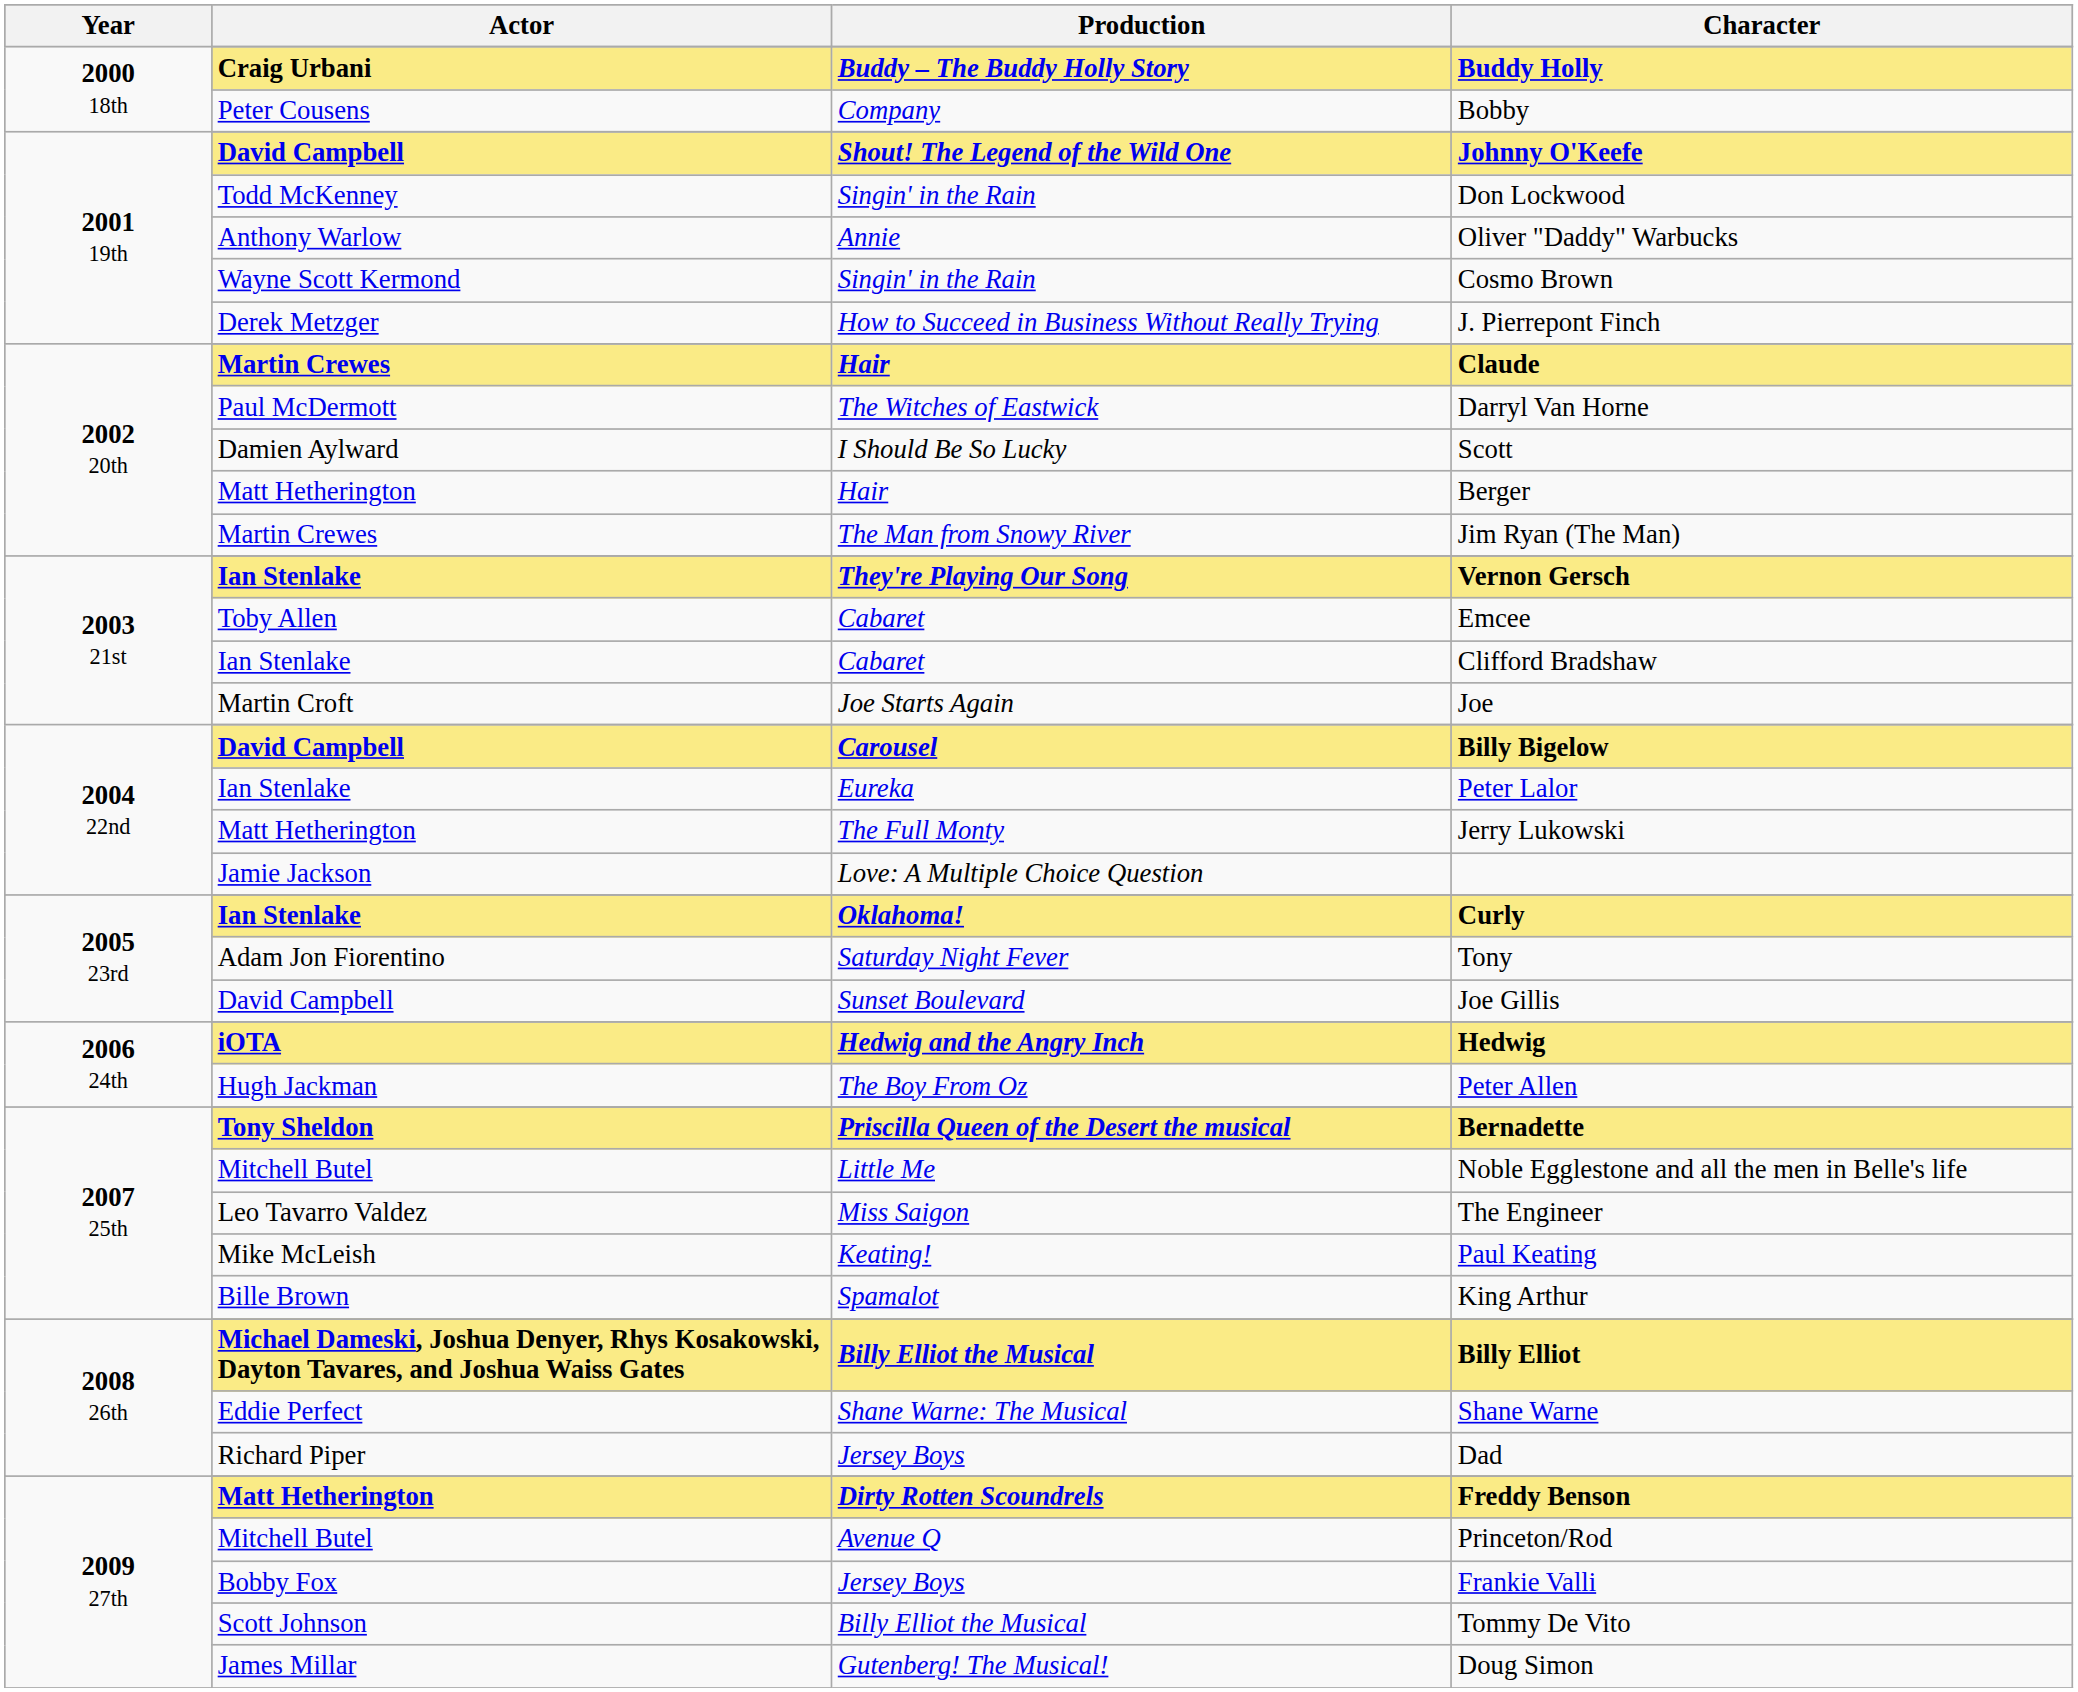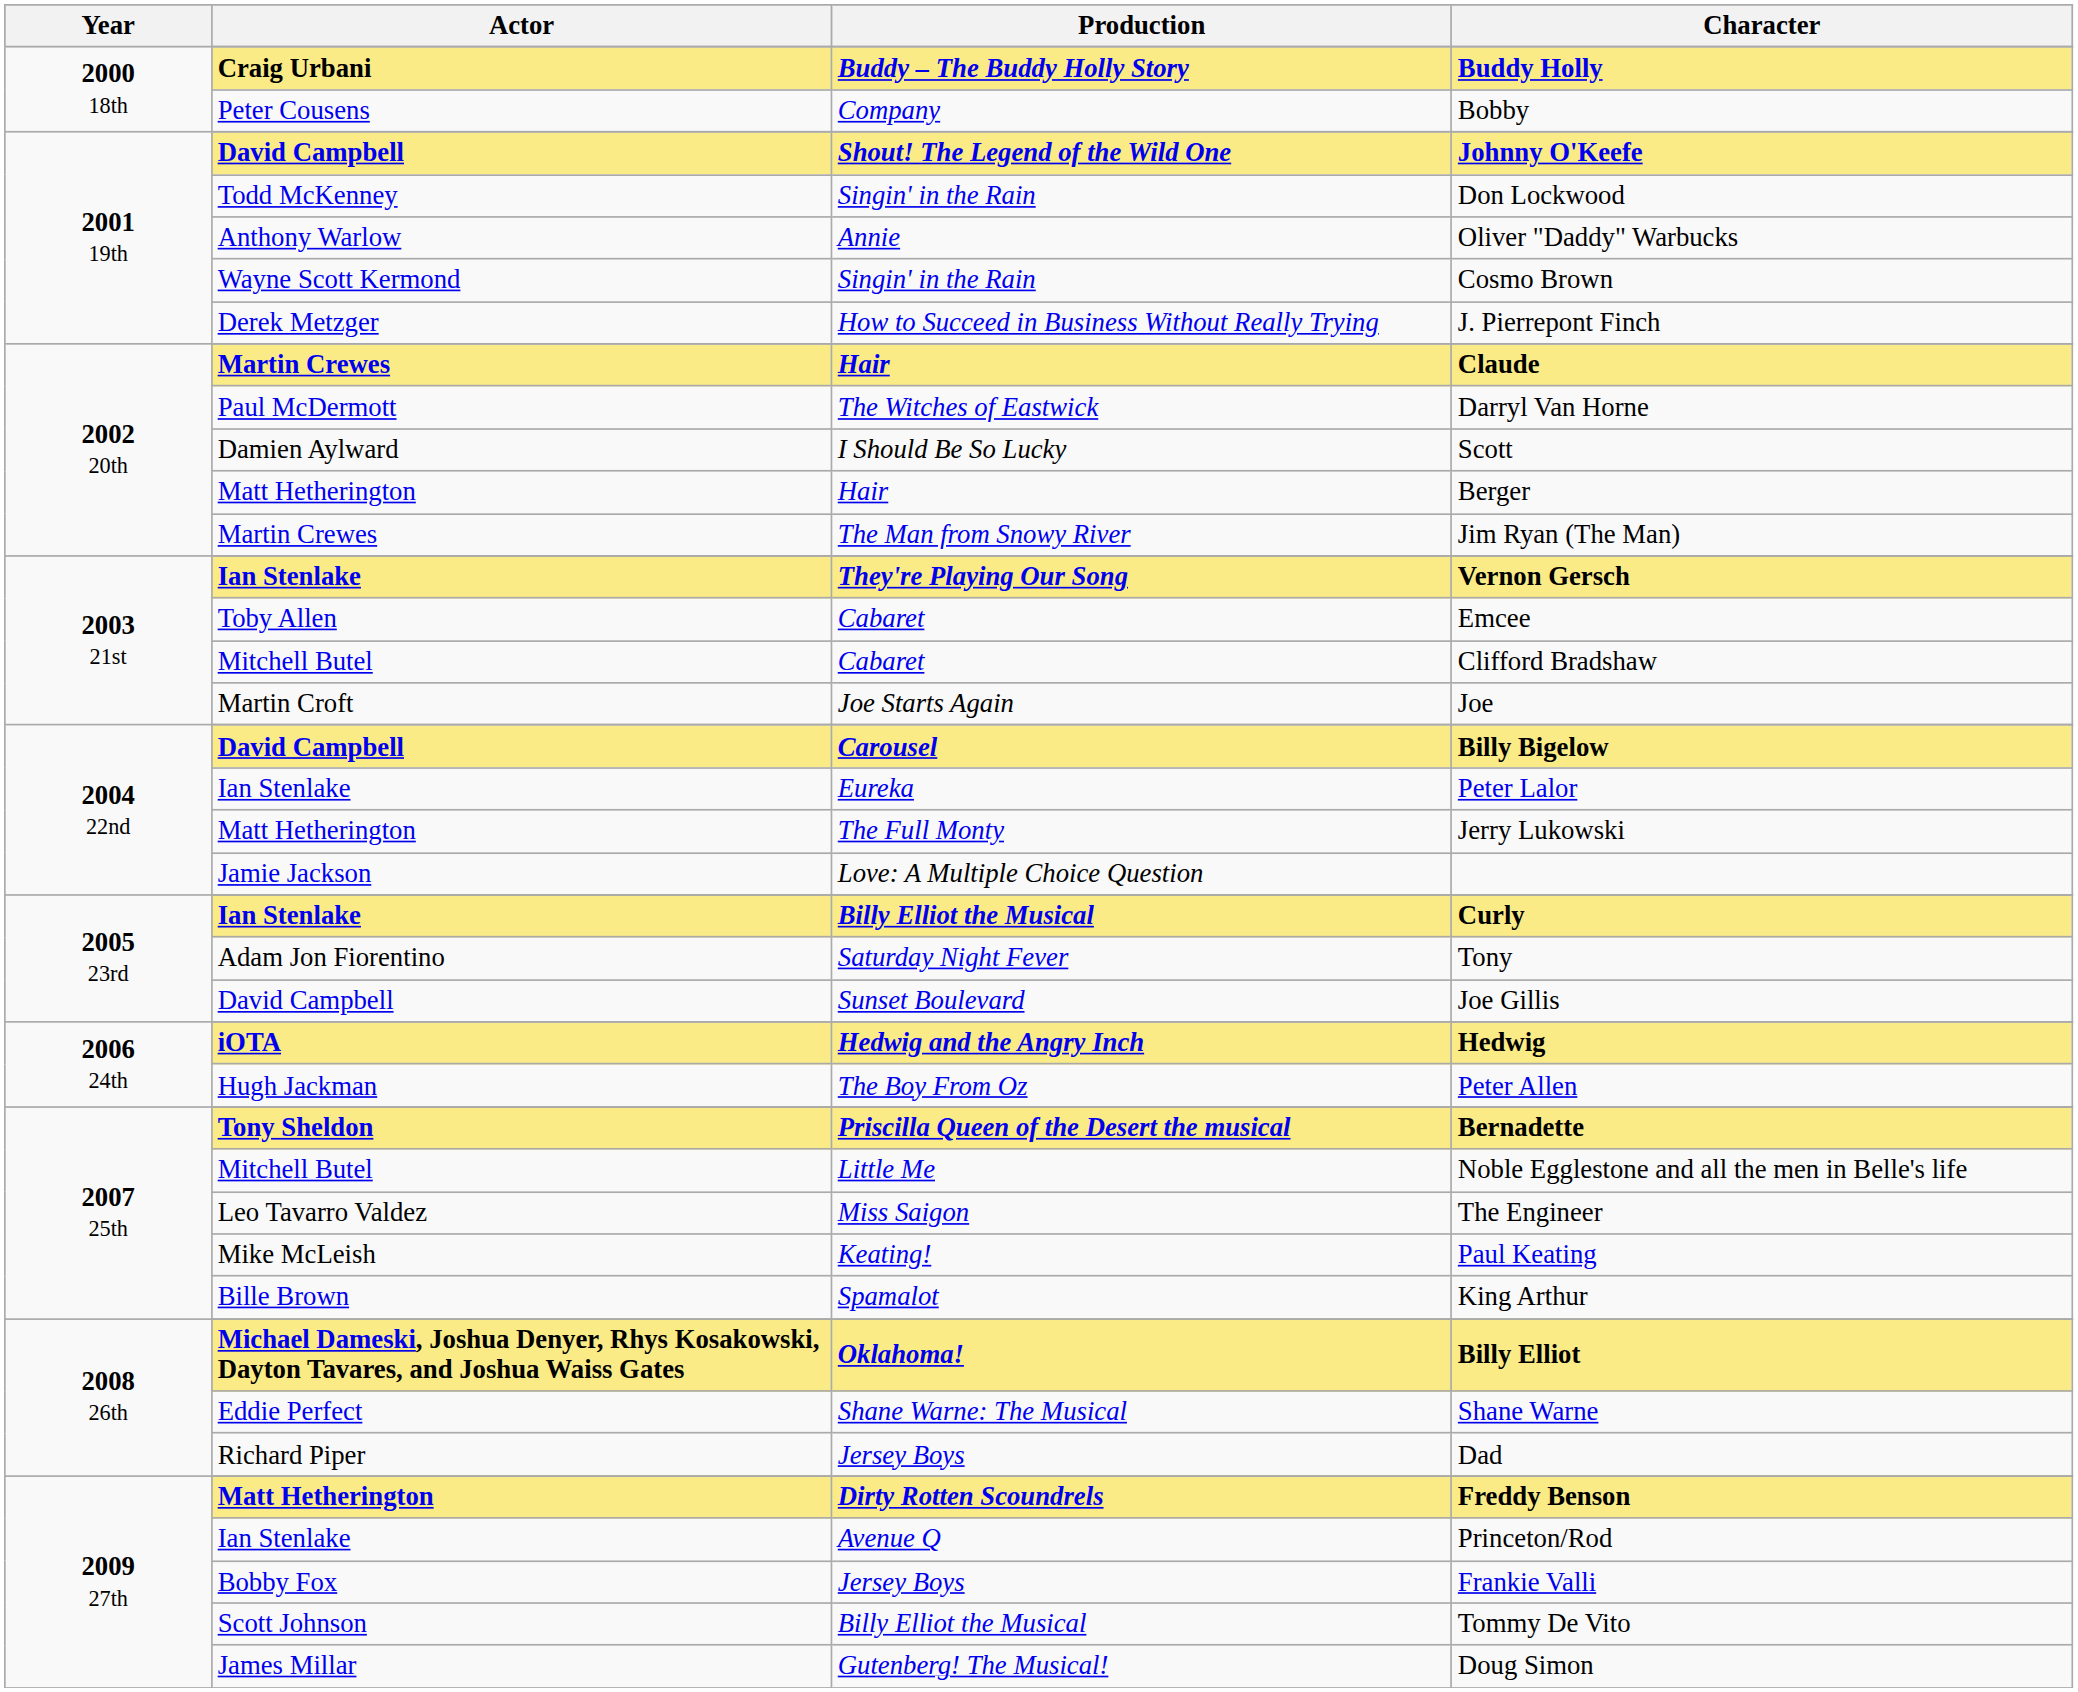(284, 661) Ian Stenlake -> (295, 661) Mitchell Butel
(901, 915) Oklahoma! -> (966, 915) Billy Elliot the Musical
(966, 1354) Billy Elliot the Musical -> (901, 1354) Oklahoma!
(295, 1538) Mitchell Butel -> (284, 1538) Ian Stenlake
